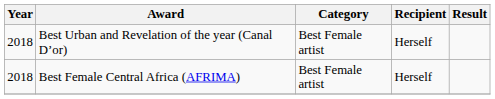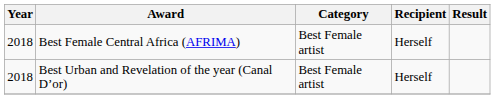rows swapped: (139, 76) <-> (156, 42)
